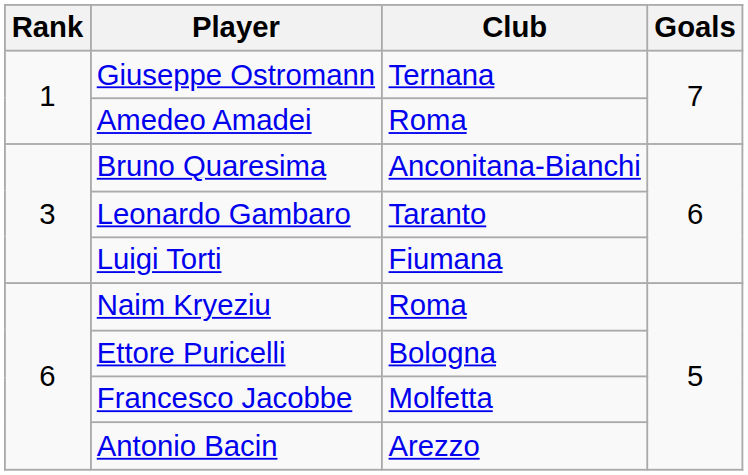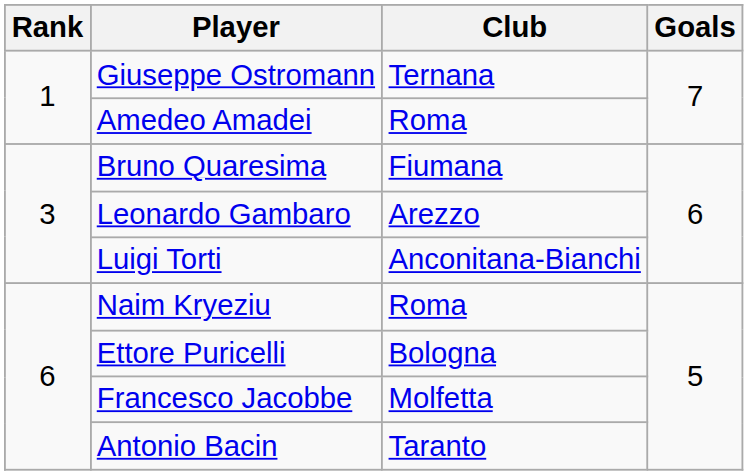(515, 167) Anconitana-Bianchi -> (446, 167) Fiumana
(437, 213) Taranto -> (434, 213) Arezzo
(446, 259) Fiumana -> (515, 259) Anconitana-Bianchi
(434, 445) Arezzo -> (437, 445) Taranto
